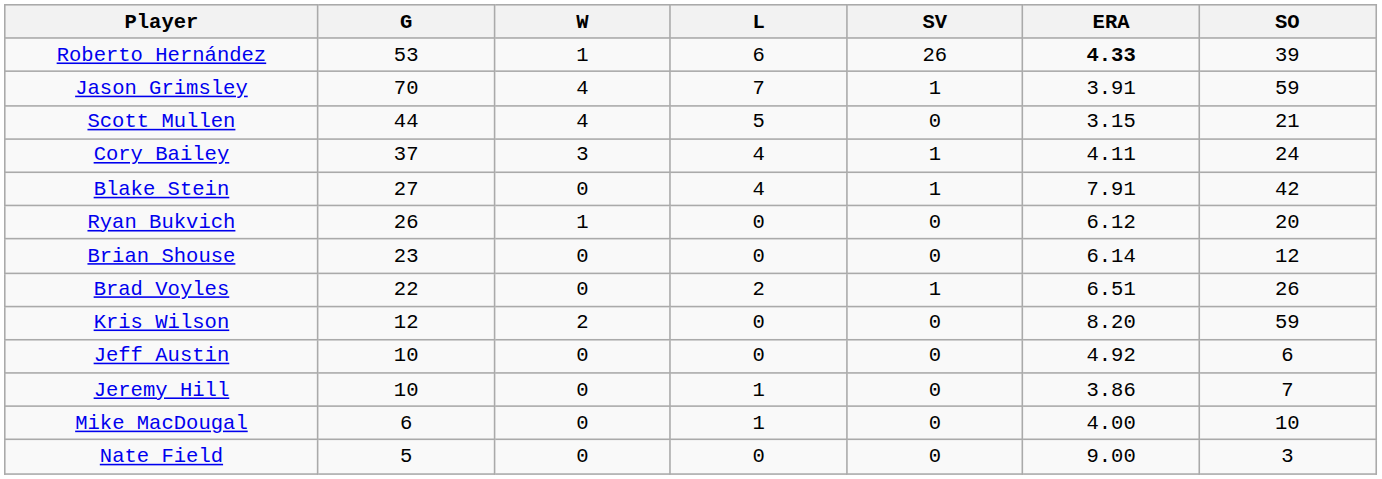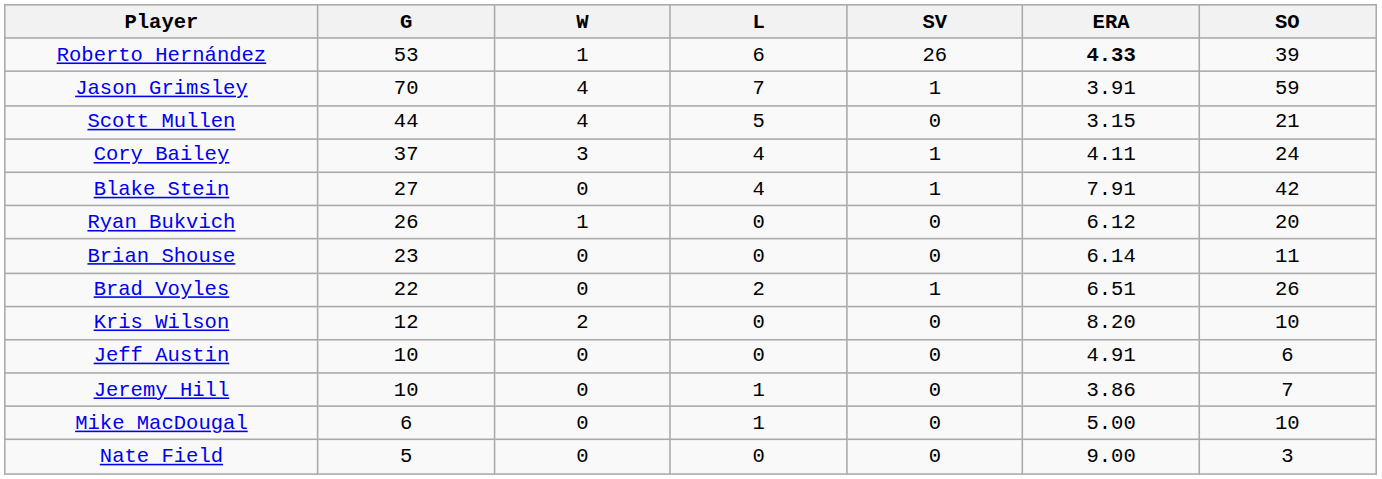(1287, 256) 12 -> (1287, 256) 11
(1287, 323) 59 -> (1287, 323) 10
(1111, 356) 4.92 -> (1111, 356) 4.91
(1111, 423) 4.00 -> (1111, 423) 5.00
